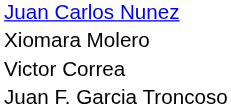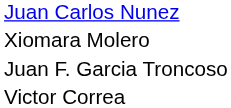rows swapped: (116, 97) <-> (65, 69)
